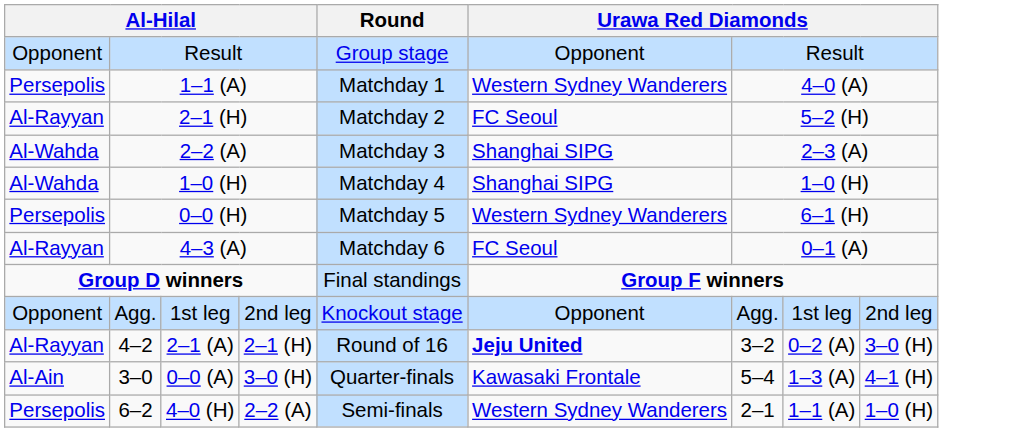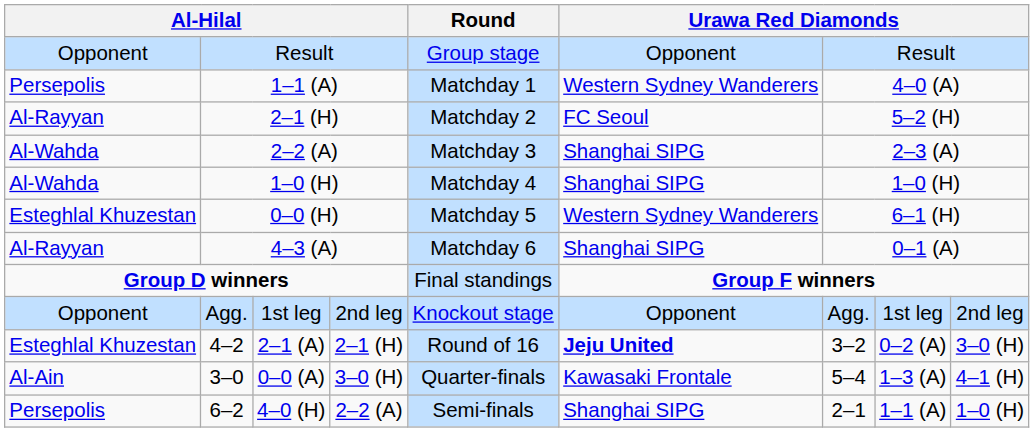(57, 215) Persepolis -> (103, 215) Esteghlal Khuzestan
(515, 248) FC Seoul -> (634, 248) Shanghai SIPG
(57, 345) Al-Rayyan -> (103, 345) Esteghlal Khuzestan
(600, 410) Western Sydney Wanderers -> (634, 410) Shanghai SIPG
